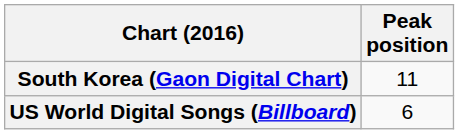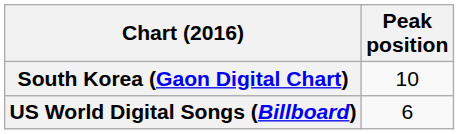(407, 78) 11 -> (407, 78) 10
